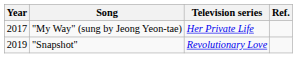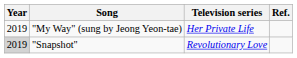(17, 28) 2017 -> (17, 28) 2019
(17, 45) no background -> (17, 45) lightgrey background
